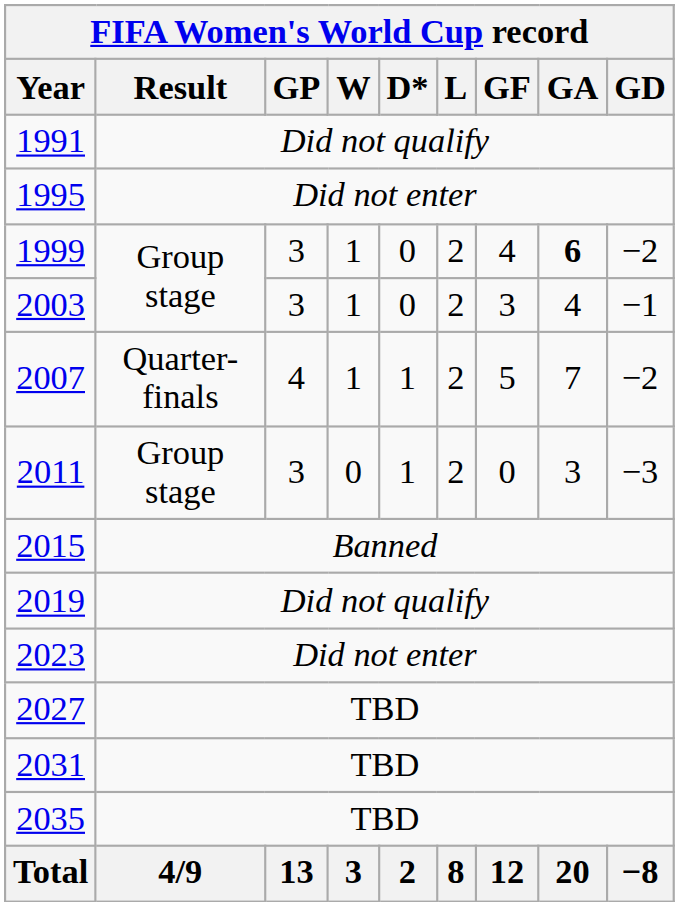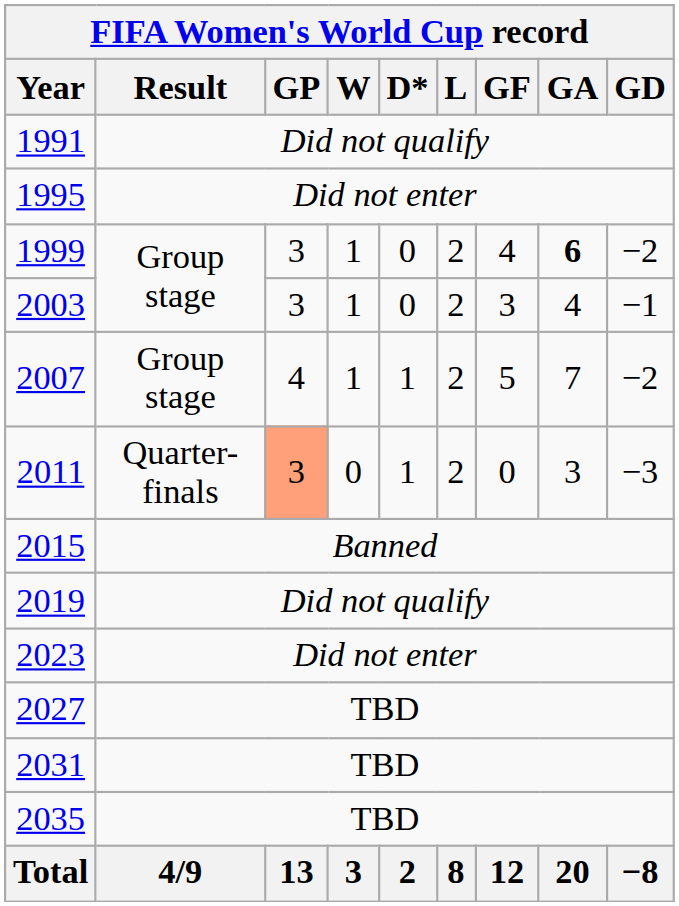(180, 378) Quarter-finals -> (180, 378) Group stage
(180, 471) Group stage -> (180, 471) Quarter-finals
(296, 471) no background -> (296, 471) lightsalmon background
